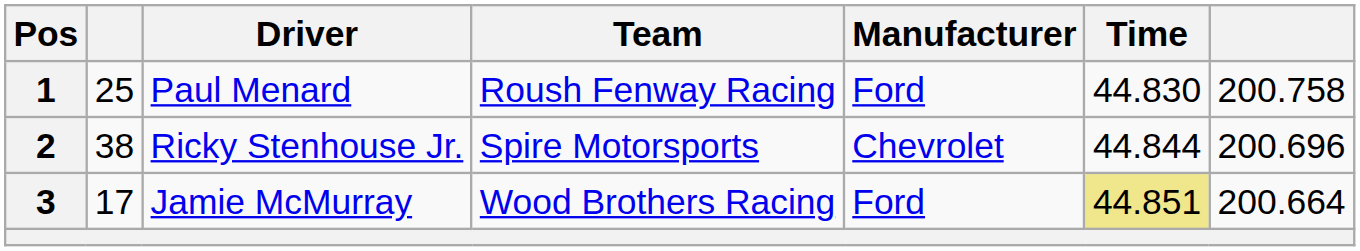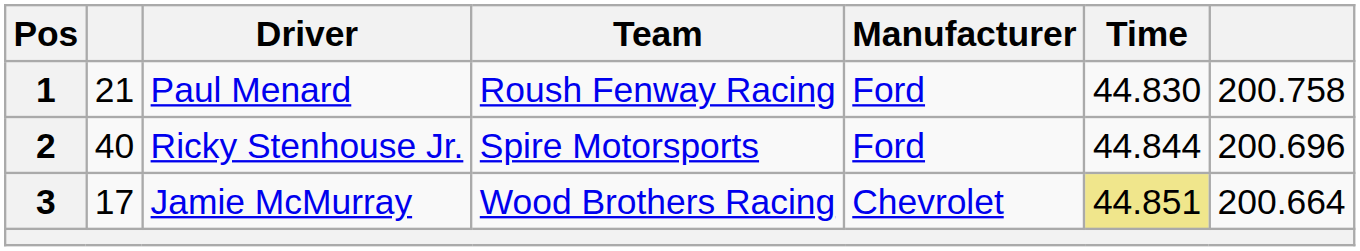(114, 89) 25 -> (114, 89) 21
(114, 146) 38 -> (114, 146) 40
(928, 146) Chevrolet -> (889, 146) Ford
(889, 202) Ford -> (928, 202) Chevrolet
